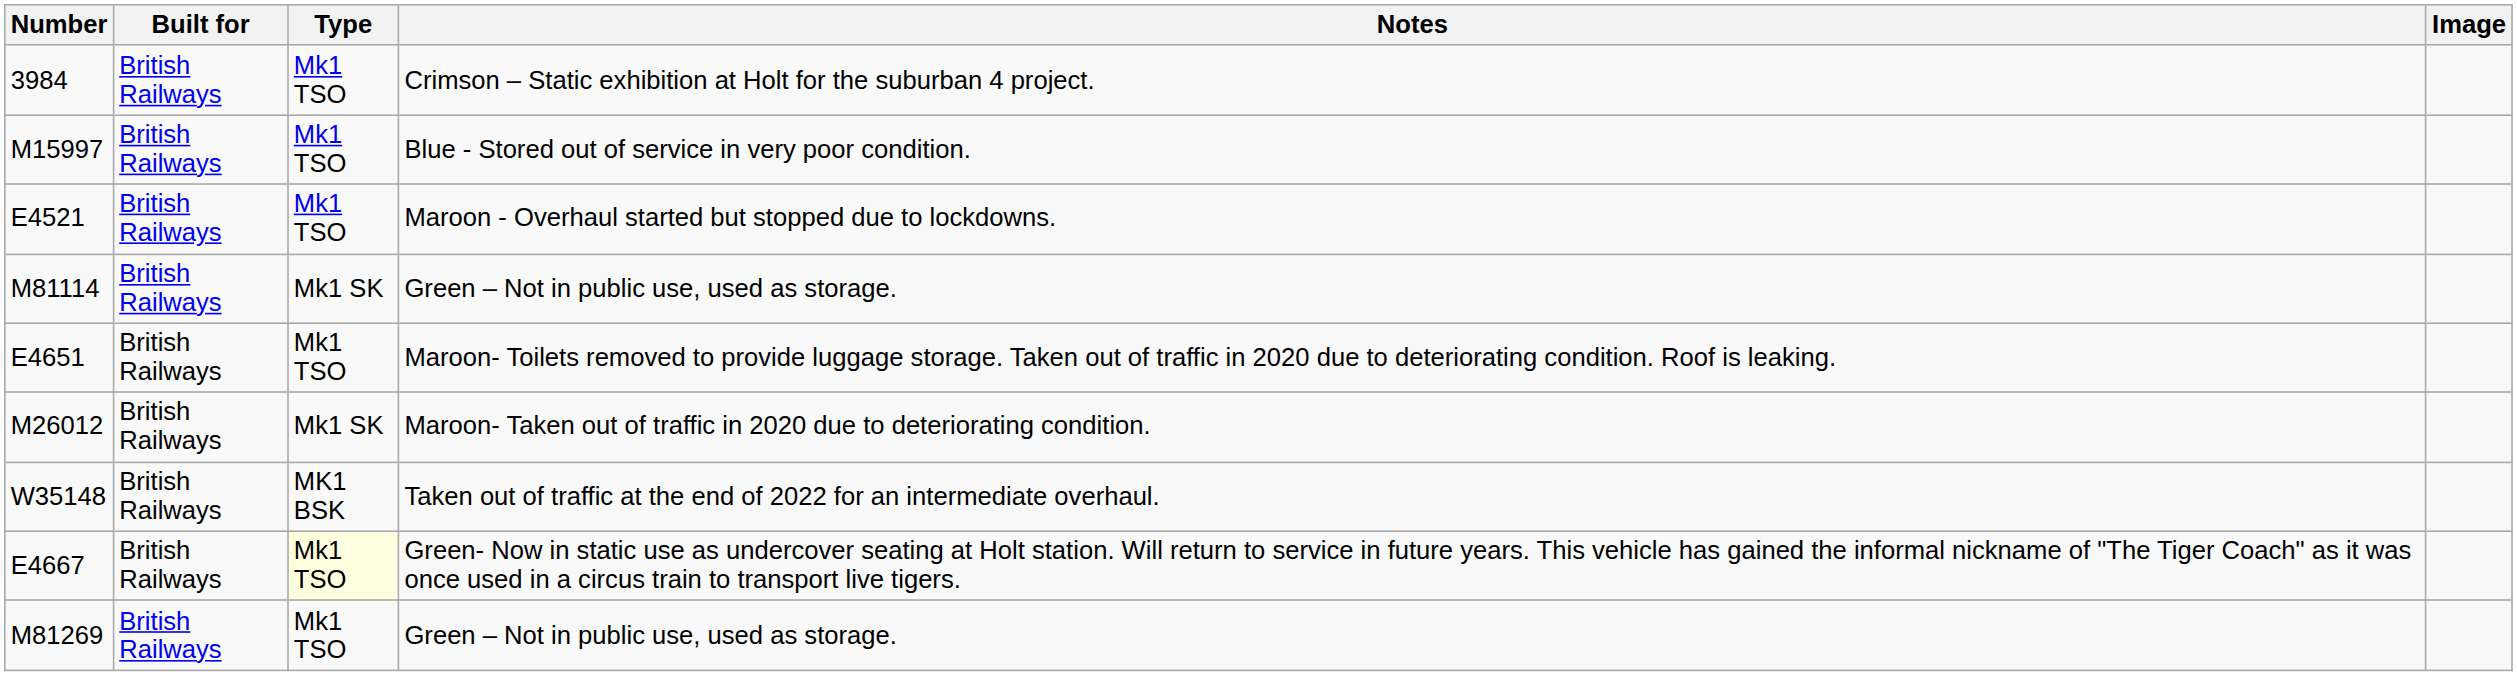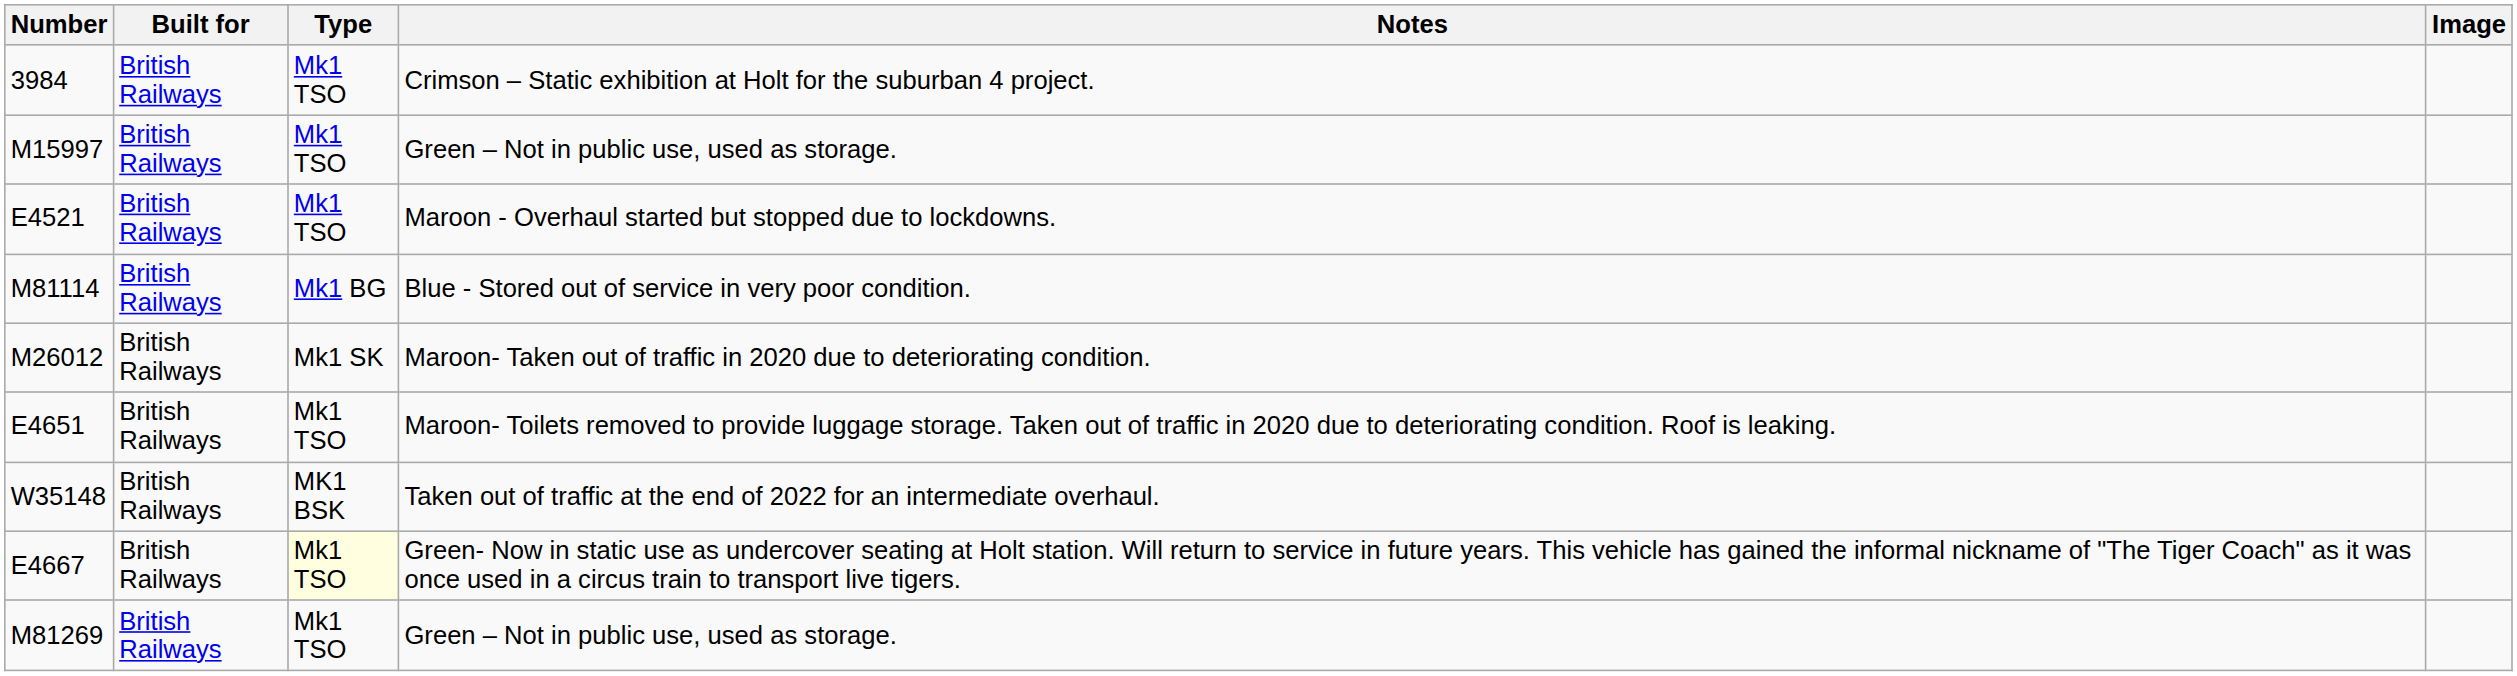(688, 149) Blue - Stored out of service in very poor condition. -> (651, 149) Green – Not in public use, used as storage.
(339, 288) Mk1 SK -> (340, 288) Mk1 BG
(651, 288) Green – Not in public use, used as storage. -> (688, 288) Blue - Stored out of service in very poor condition.
rows swapped: (48, 357) <-> (57, 426)
